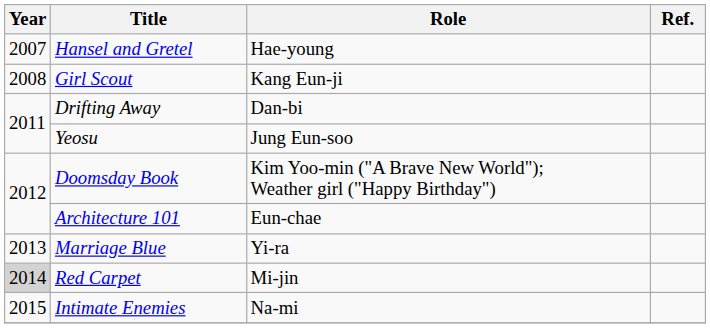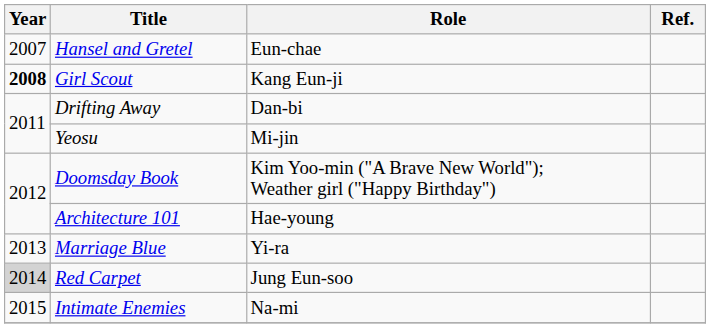(292, 49) Hae-young -> (286, 49) Eun-chae
(28, 78) normal -> (28, 78) bold
(302, 138) Jung Eun-soo -> (275, 138) Mi-jin
(286, 218) Eun-chae -> (292, 218) Hae-young
(275, 277) Mi-jin -> (302, 277) Jung Eun-soo
